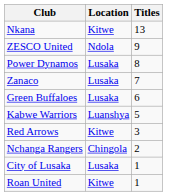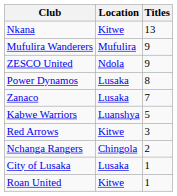+ row: (50, 47)
- row: (42, 98)
